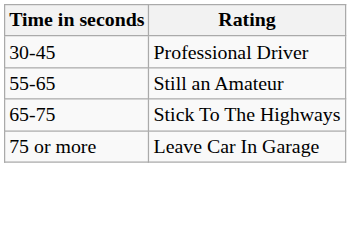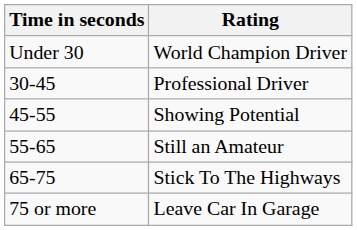+ row: (250, 51)
+ row: (227, 114)
